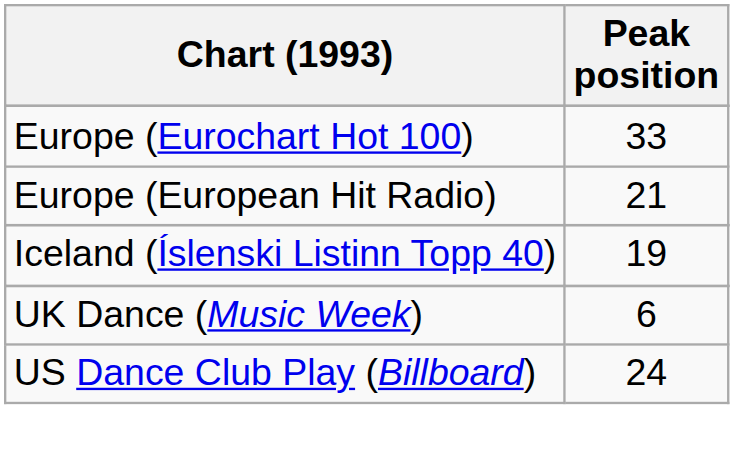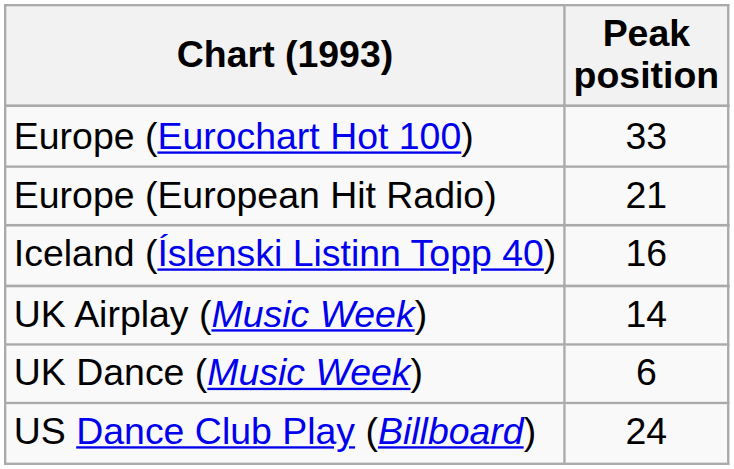(646, 254) 19 -> (646, 254) 16
+ row: (220, 313)
